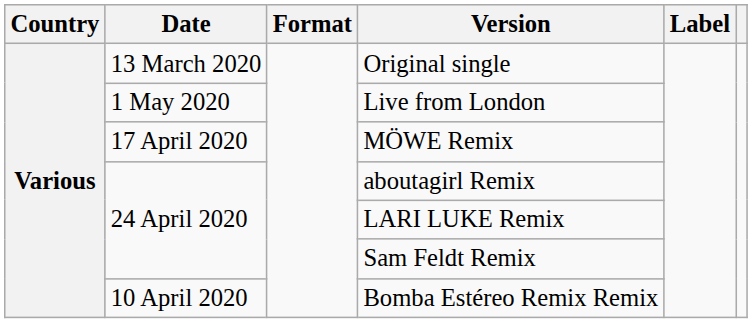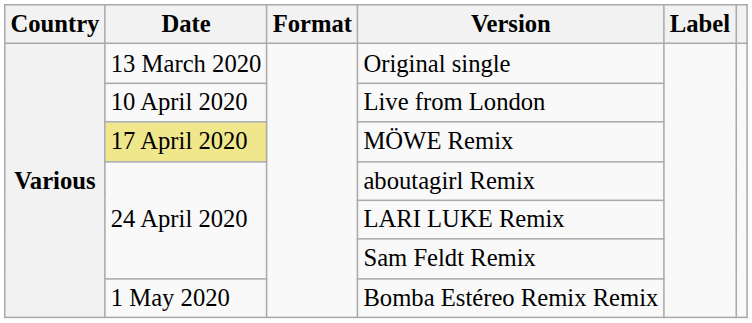(170, 102) 1 May 2020 -> (179, 102) 10 April 2020
(179, 141) no background -> (179, 141) khaki background
(179, 297) 10 April 2020 -> (170, 297) 1 May 2020
